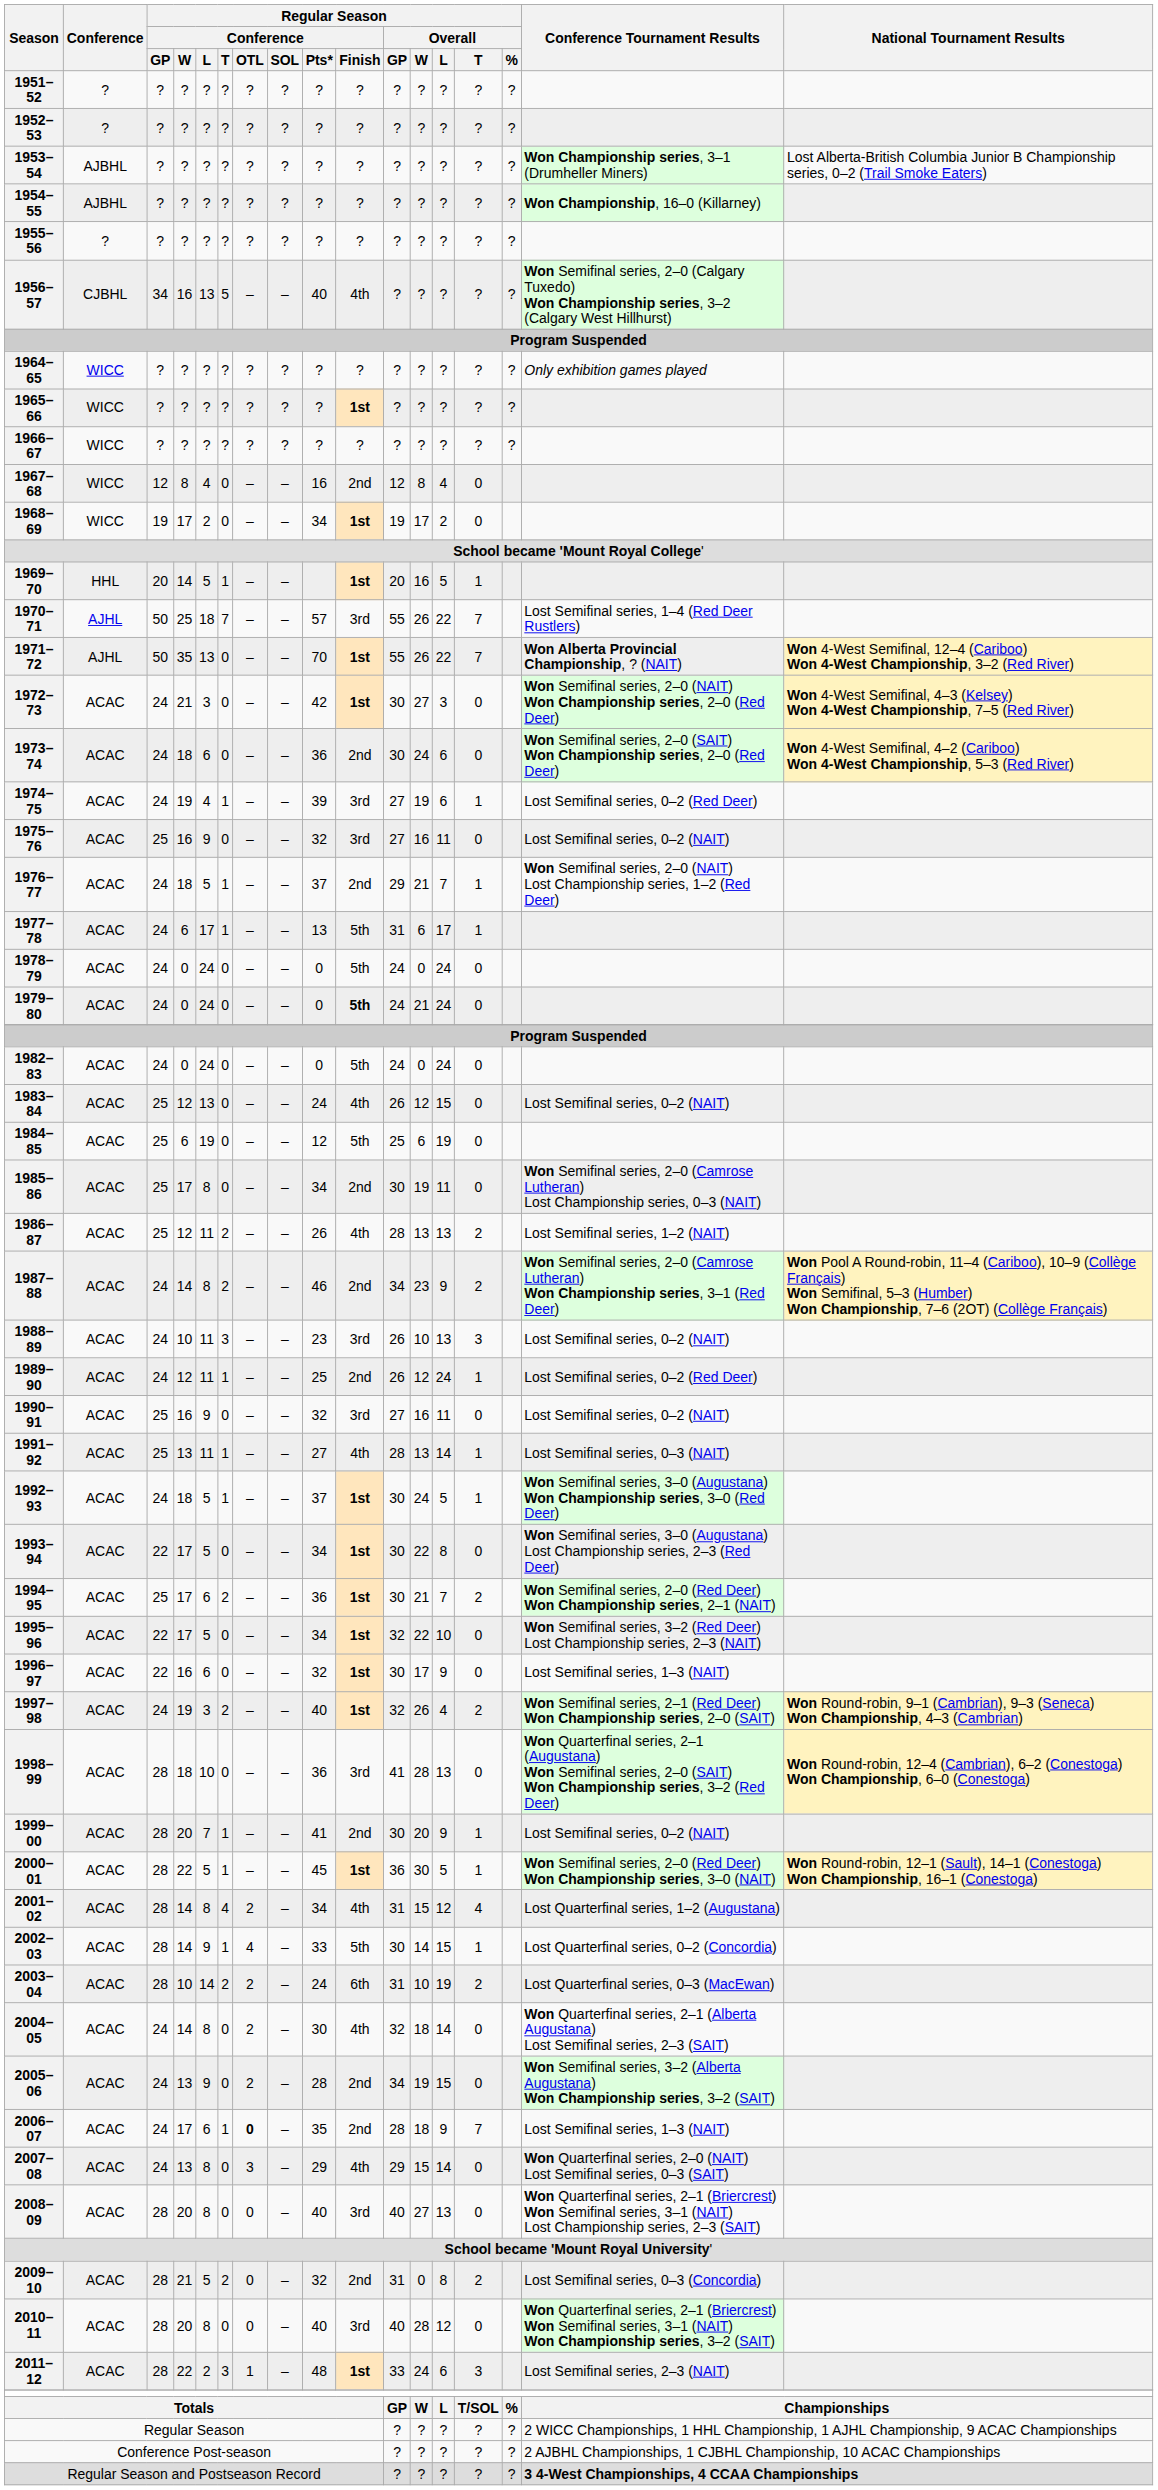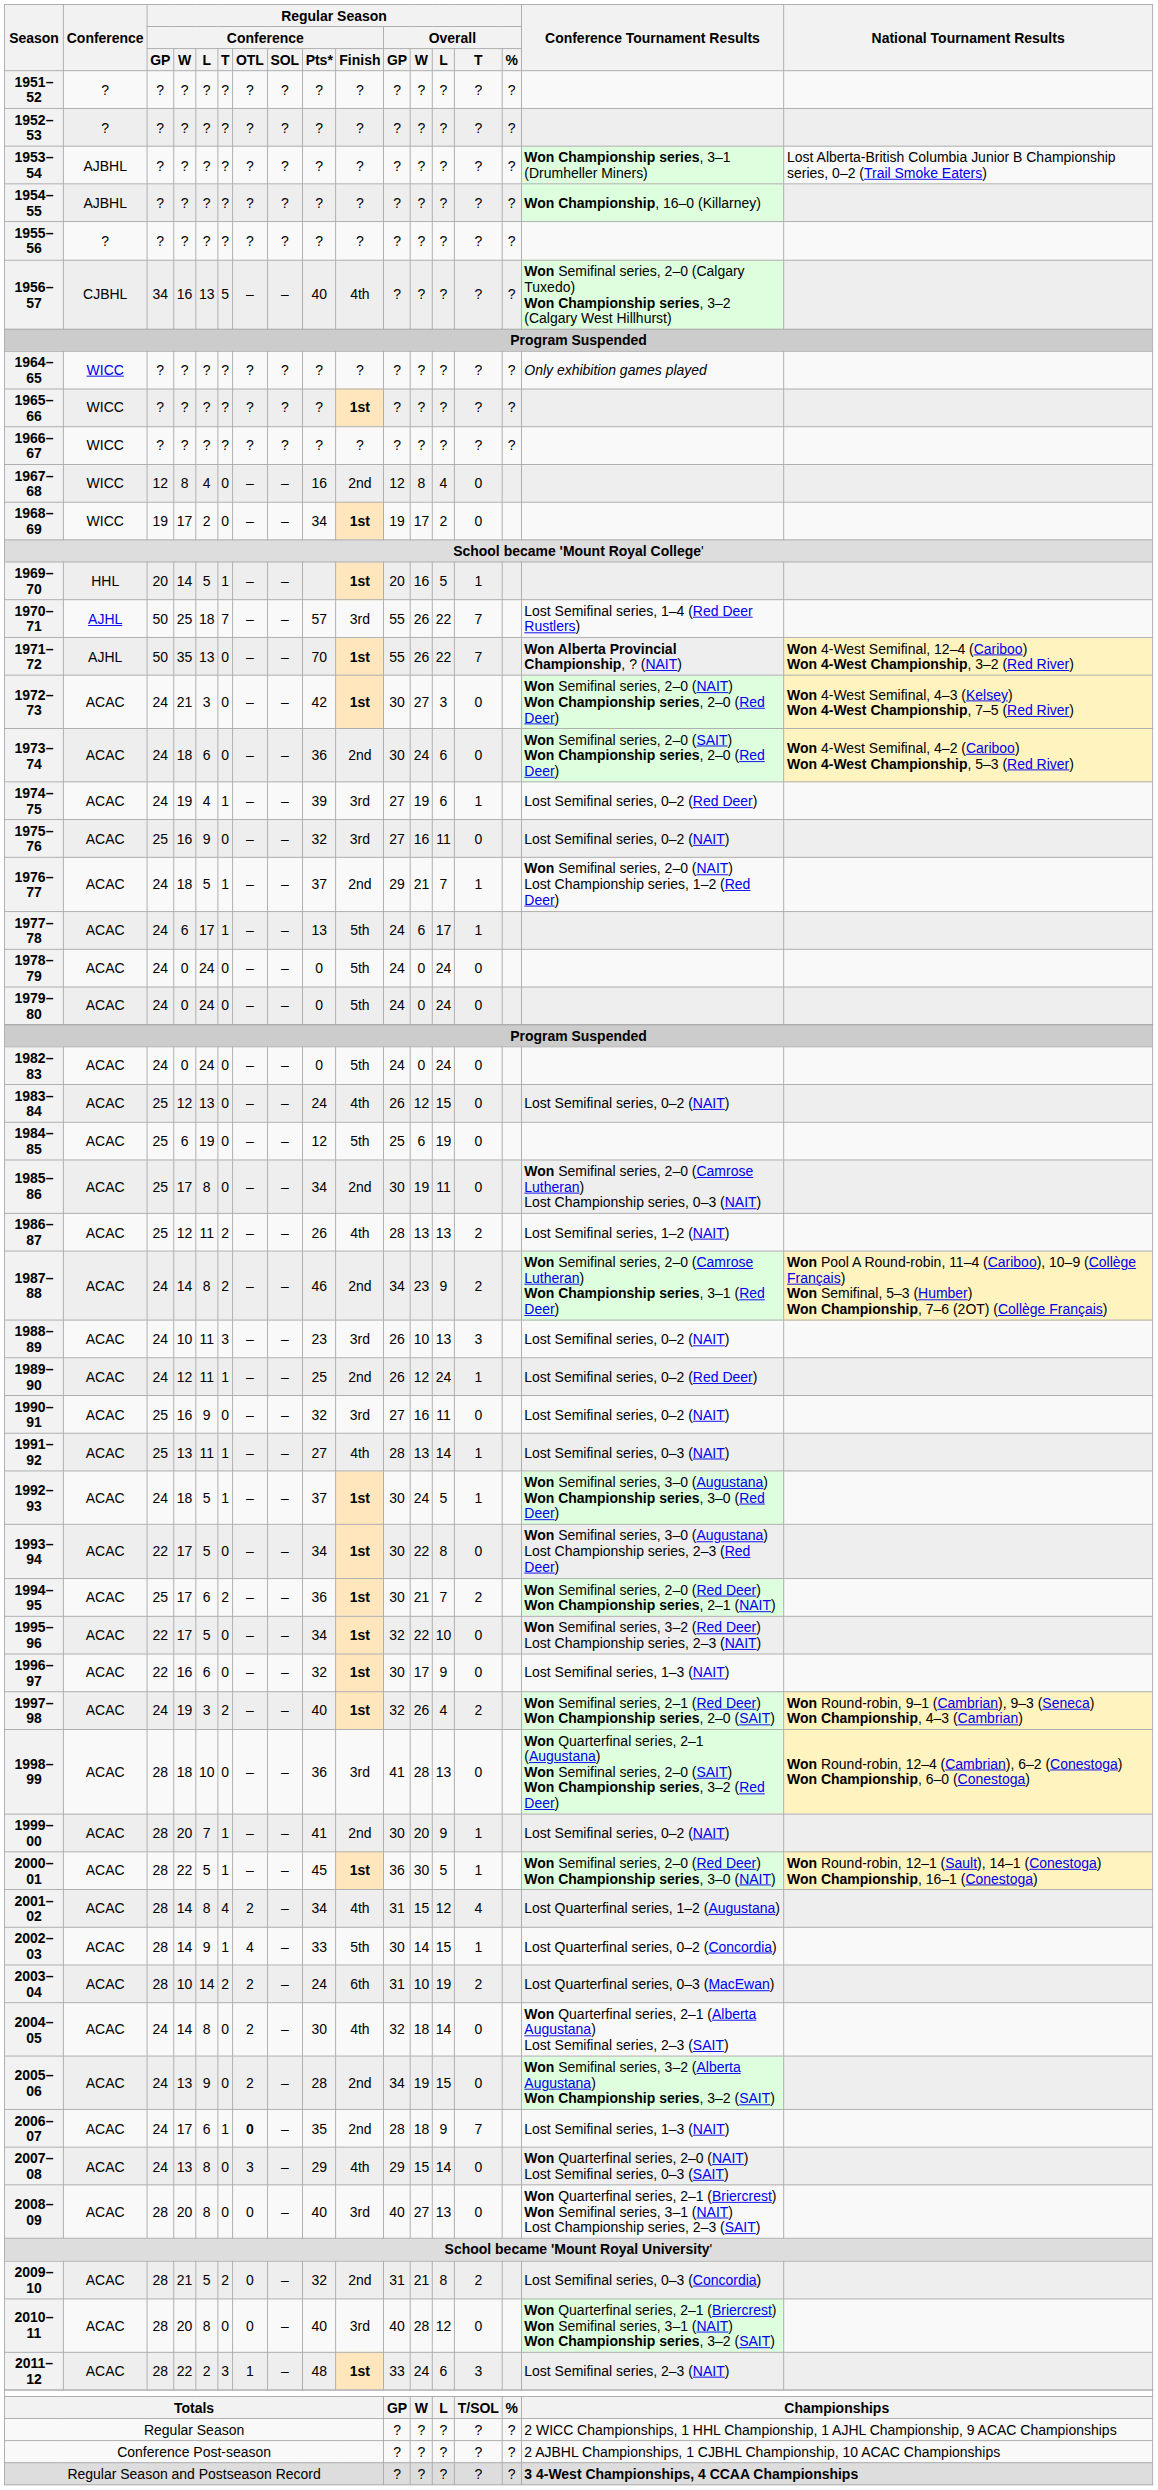(397, 930) 31 -> (397, 930) 24
(360, 1006) bold -> (360, 1006) normal
(421, 1006) 21 -> (421, 1006) 0
(421, 2280) 0 -> (421, 2280) 21
